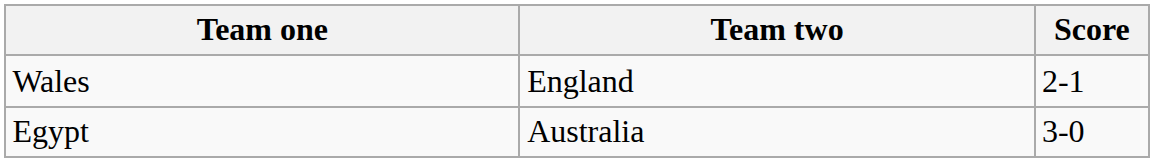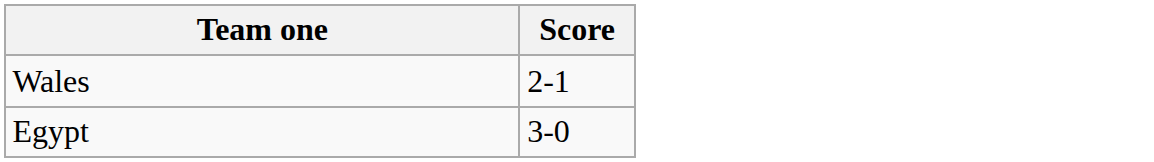- column: (777, 29)
